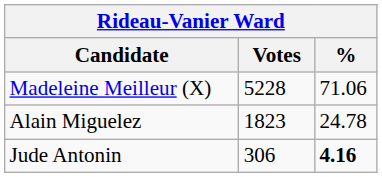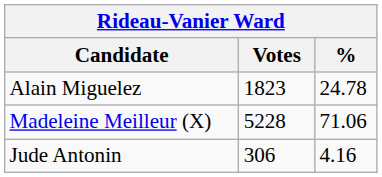rows swapped: (110, 88) <-> (76, 121)
(338, 155) bold -> (338, 155) normal
